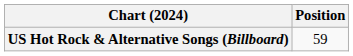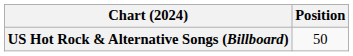(320, 39) 59 -> (320, 39) 50
